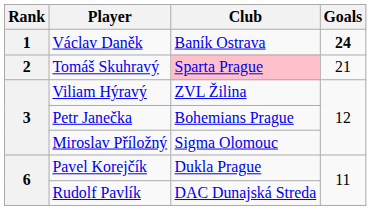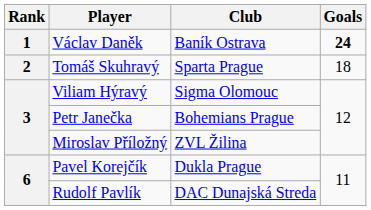(219, 67) pink background -> (219, 67) no background
(343, 67) 21 -> (343, 67) 18
(211, 92) ZVL Žilina -> (226, 92) Sigma Olomouc
(226, 142) Sigma Olomouc -> (211, 142) ZVL Žilina
